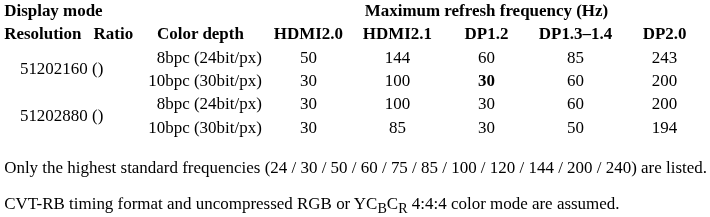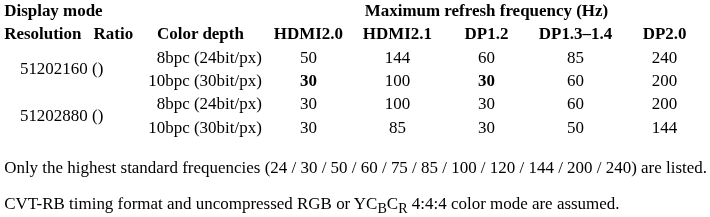(665, 57) 243 -> (665, 57) 240
(308, 80) normal -> (308, 80) bold
(665, 127) 194 -> (665, 127) 144
